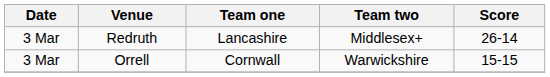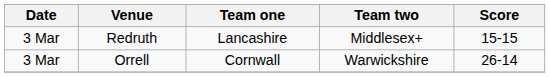(499, 38) 26-14 -> (499, 38) 15-15
(499, 60) 15-15 -> (499, 60) 26-14
